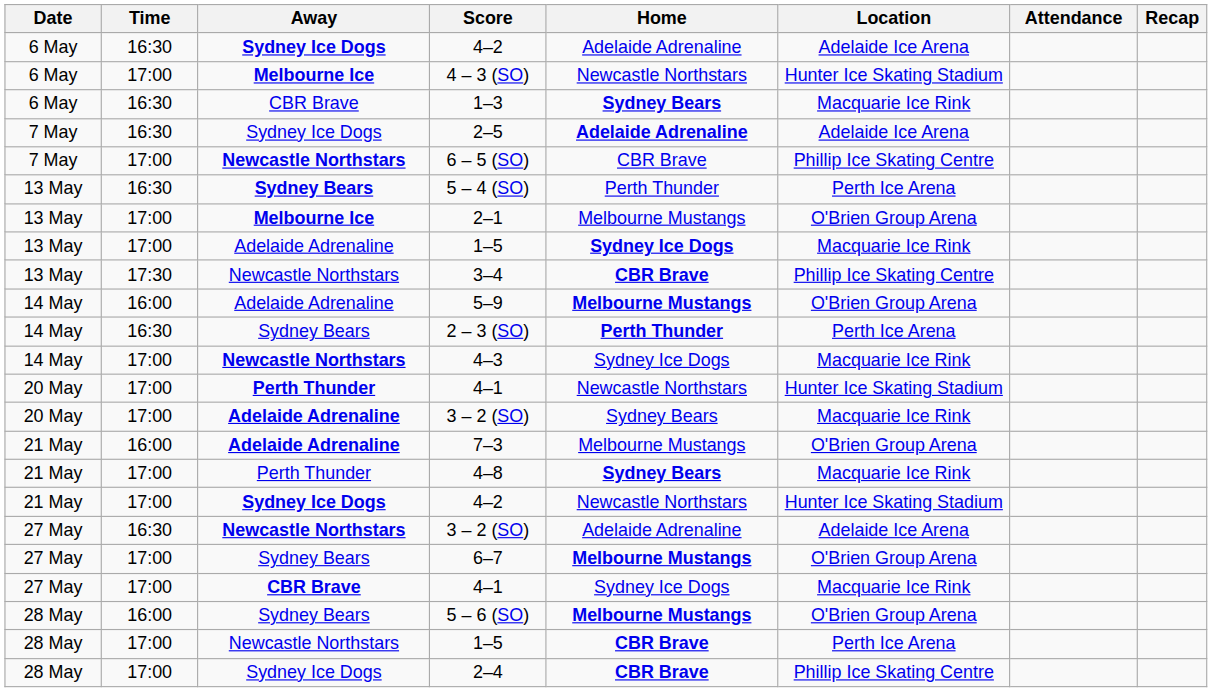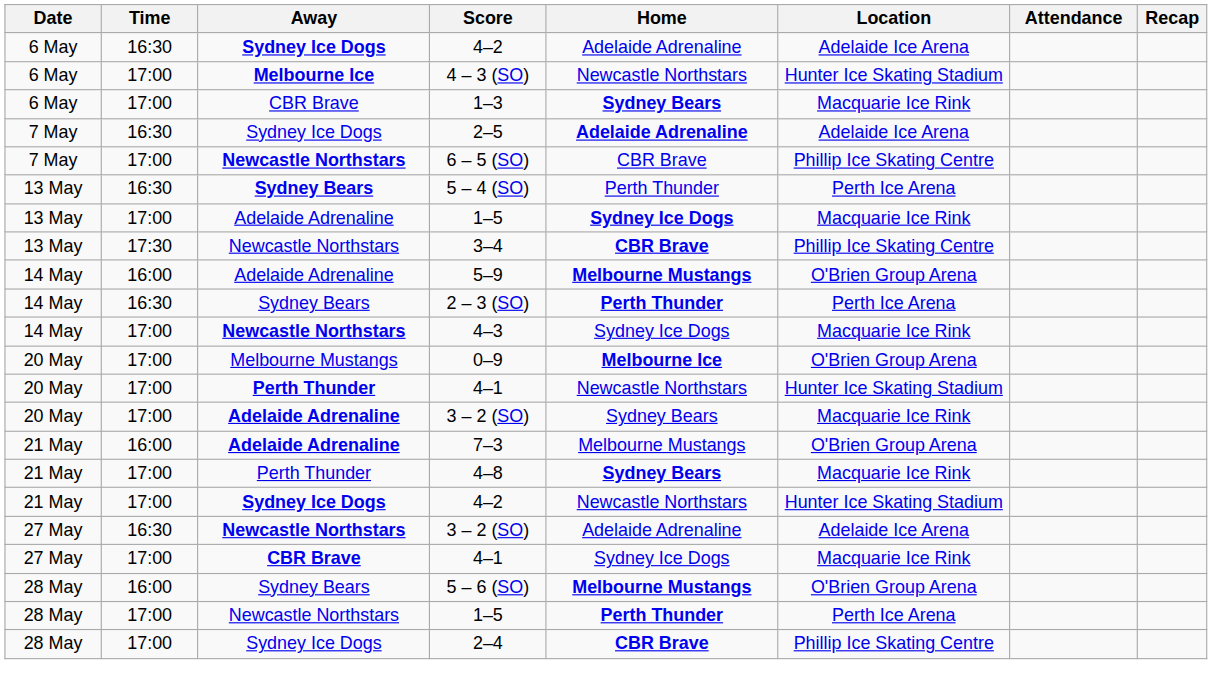(150, 103) 16:30 -> (150, 103) 17:00
- row: (53, 217)
+ row: (53, 359)
- row: (53, 558)
(662, 643) CBR Brave -> (662, 615) Perth Thunder
